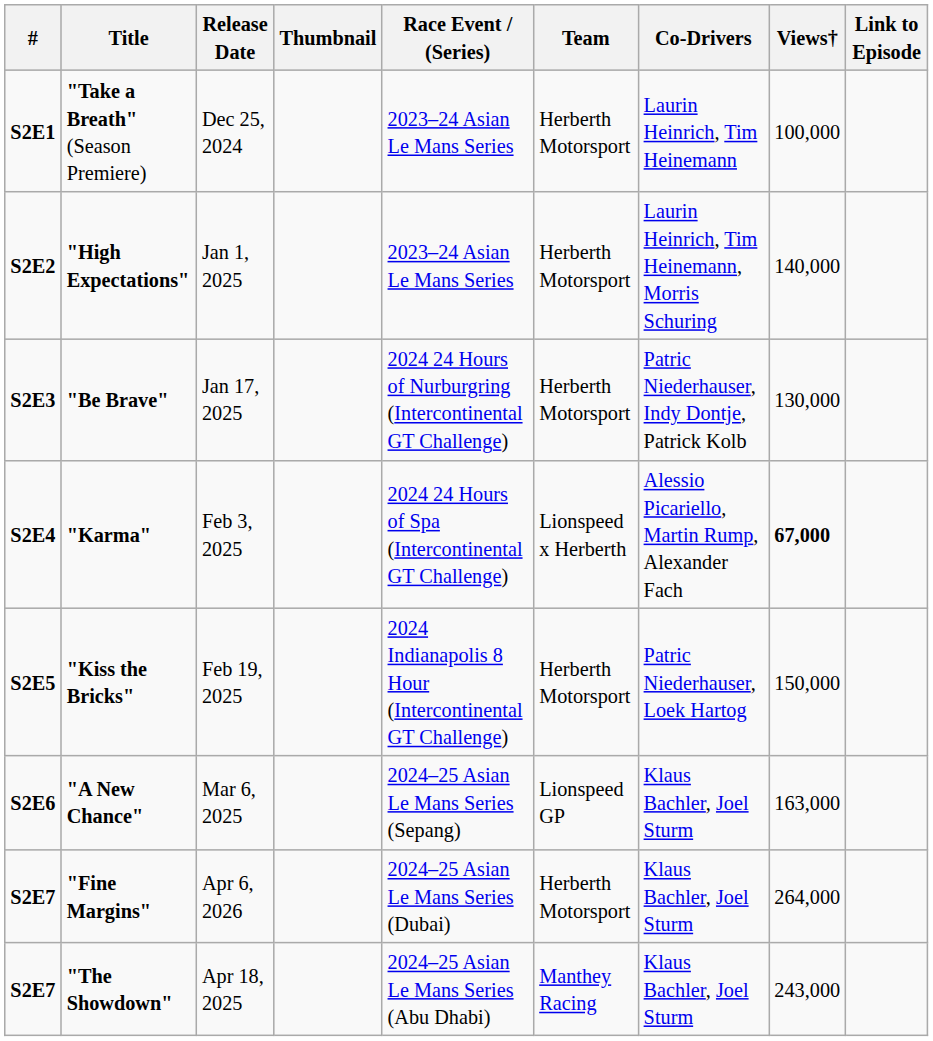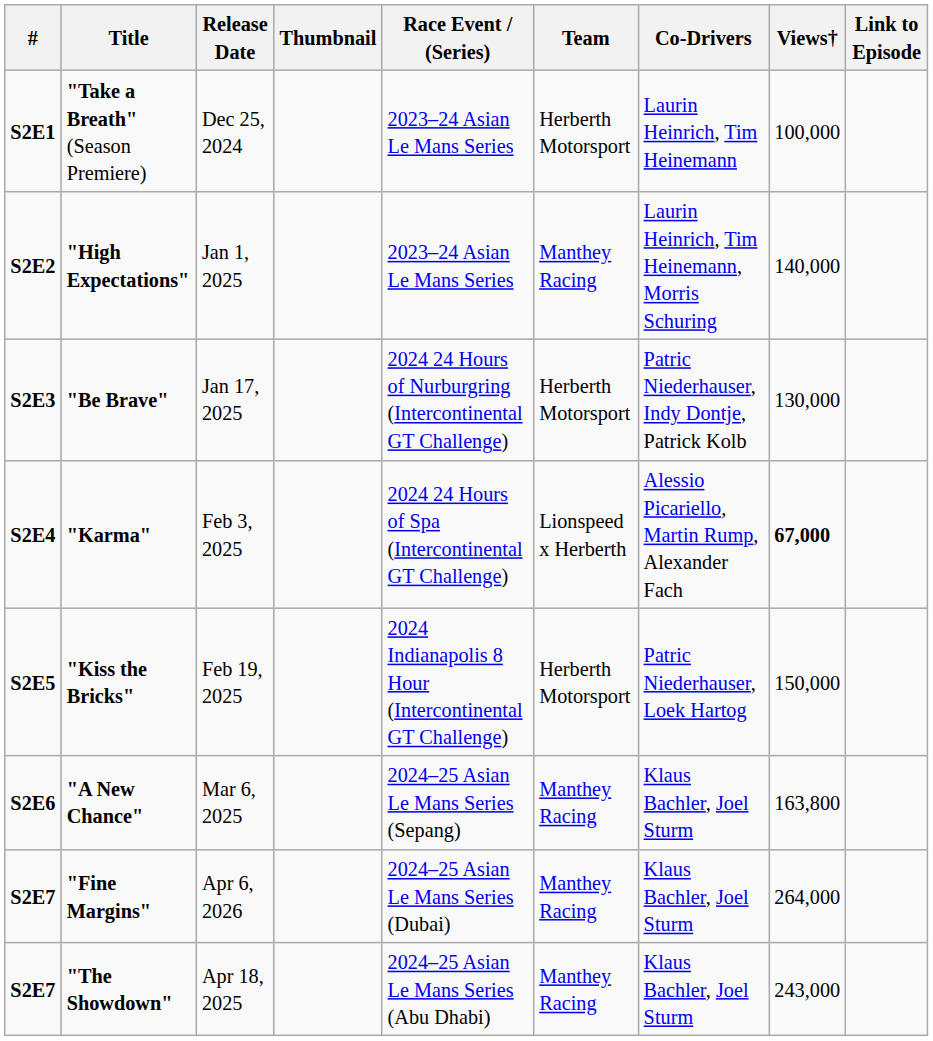(585, 266) Herberth Motorsport -> (575, 265) Manthey Racing
(581, 803) Lionspeed GP -> (575, 802) Manthey Racing
(807, 803) 163,000 -> (807, 803) 163,800
(585, 897) Herberth Motorsport -> (575, 895) Manthey Racing
